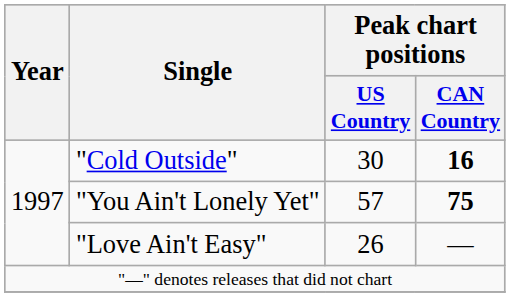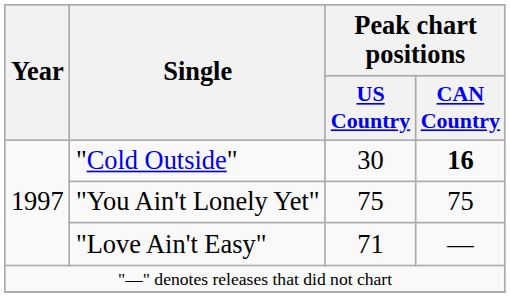(371, 202) 57 -> (371, 202) 75
(460, 202) bold -> (460, 202) normal
(371, 243) 26 -> (371, 243) 71
